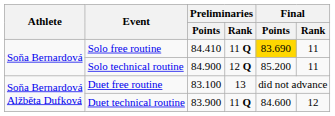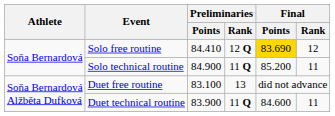(240, 49) 11 Q -> (240, 49) 12 Q
(313, 49) 11 -> (313, 49) 12
(240, 67) 12 Q -> (240, 67) 11 Q
(313, 103) 12 -> (313, 103) 11
